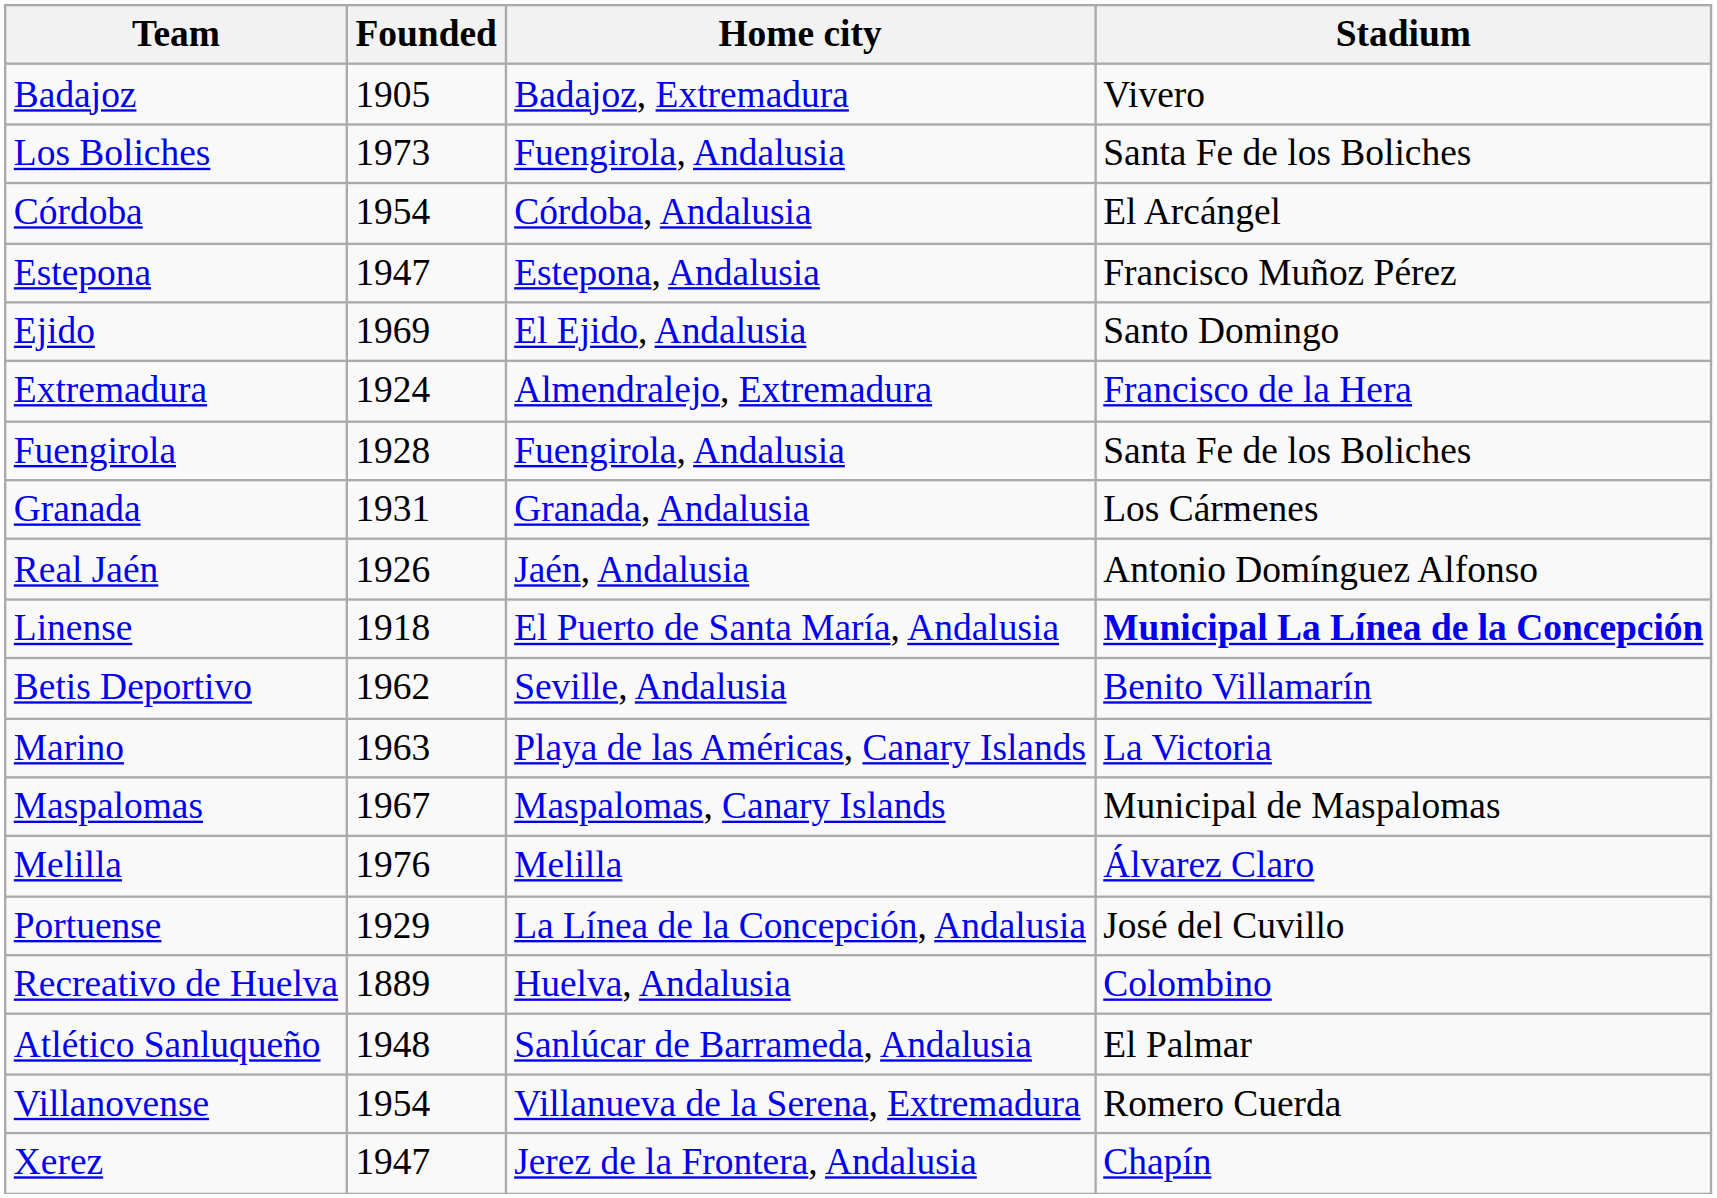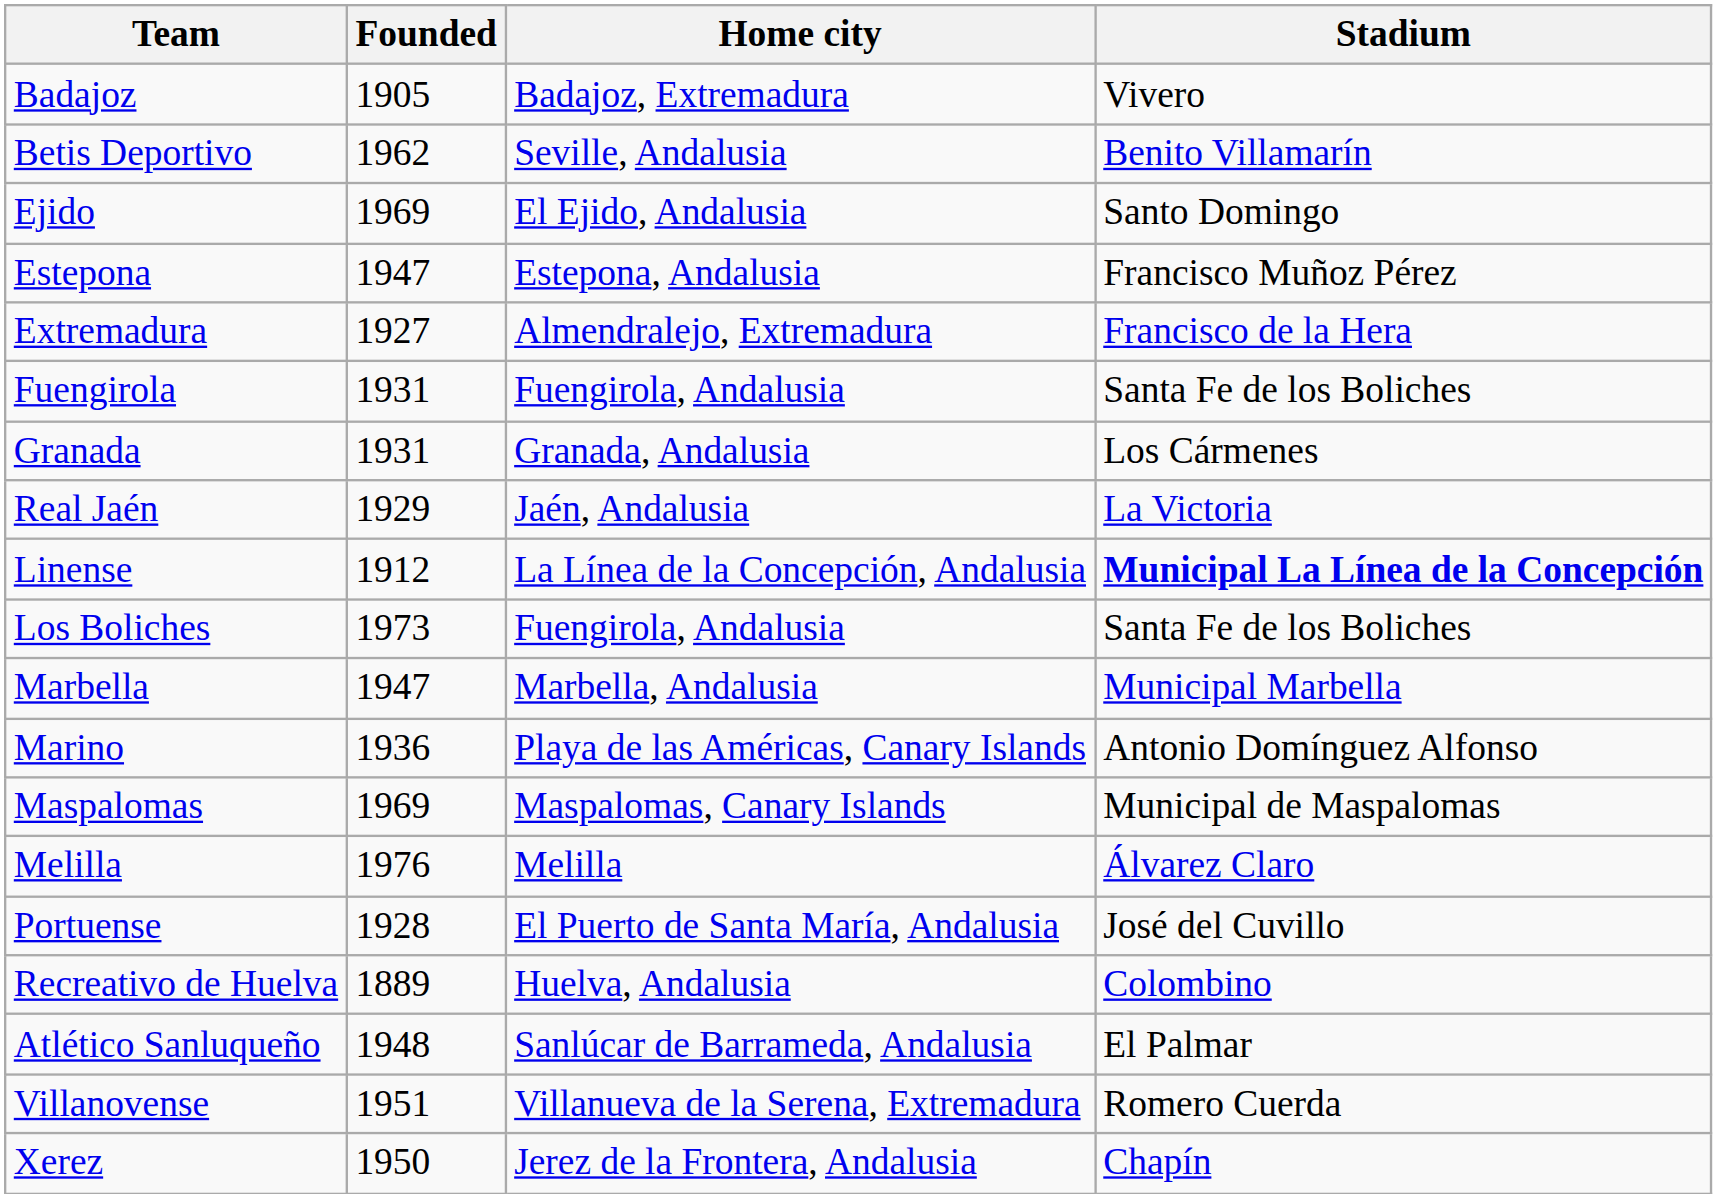rows swapped: (133, 687) <-> (112, 152)
- row: (78, 212)
rows swapped: (54, 331) <-> (82, 271)
(393, 390) 1924 -> (393, 331) 1927
(393, 449) 1928 -> (393, 390) 1931
(393, 568) 1926 -> (393, 509) 1929
(1321, 568) Antonio Domínguez Alfonso -> (1188, 509) La Victoria
(393, 627) 1918 -> (393, 568) 1912
(787, 627) El Puerto de Santa María, Andalusia -> (800, 568) La Línea de la Concepción, Andalusia
+ row: (81, 687)
(393, 746) 1963 -> (393, 746) 1936
(1188, 746) La Victoria -> (1321, 746) Antonio Domínguez Alfonso
(393, 806) 1967 -> (393, 806) 1969
(393, 924) 1929 -> (393, 924) 1928
(800, 924) La Línea de la Concepción, Andalusia -> (787, 924) El Puerto de Santa María, Andalusia
(393, 1102) 1954 -> (393, 1102) 1951
(393, 1162) 1947 -> (393, 1162) 1950
